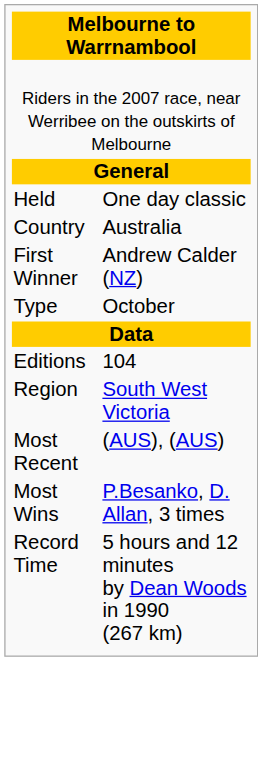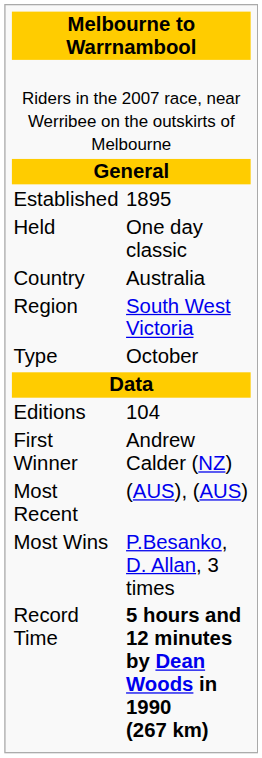+ row: (66, 199)
rows swapped: (46, 390) <-> (46, 266)
(175, 588) normal -> (184, 673) bold
